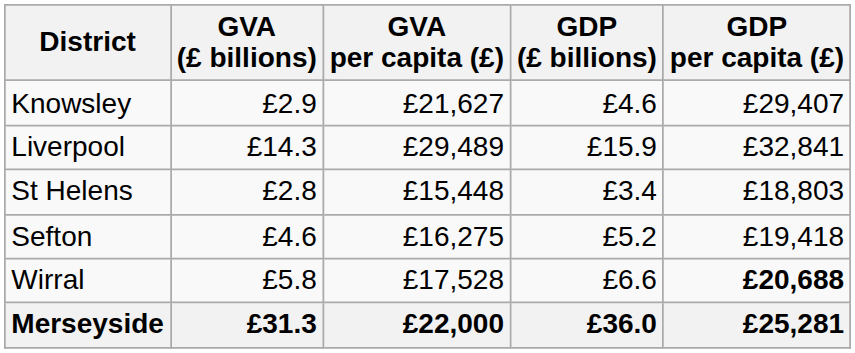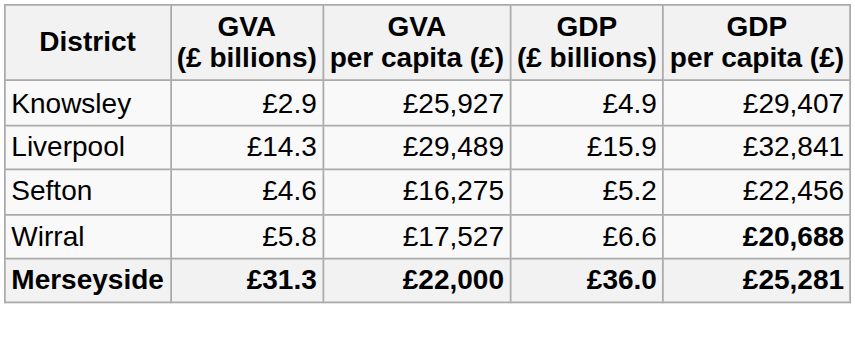(453, 102) £21,627 -> (453, 102) £25,927
(630, 102) £4.6 -> (630, 102) £4.9
- row: (72, 191)
(793, 235) £19,418 -> (793, 191) £22,456
(453, 280) £17,528 -> (453, 235) £17,527
